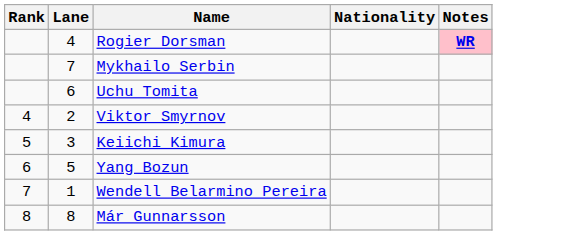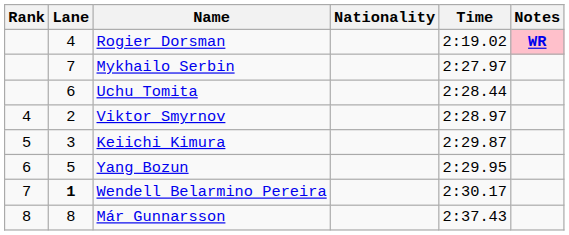+ column: (475, 17)
(71, 192) normal -> (71, 192) bold
